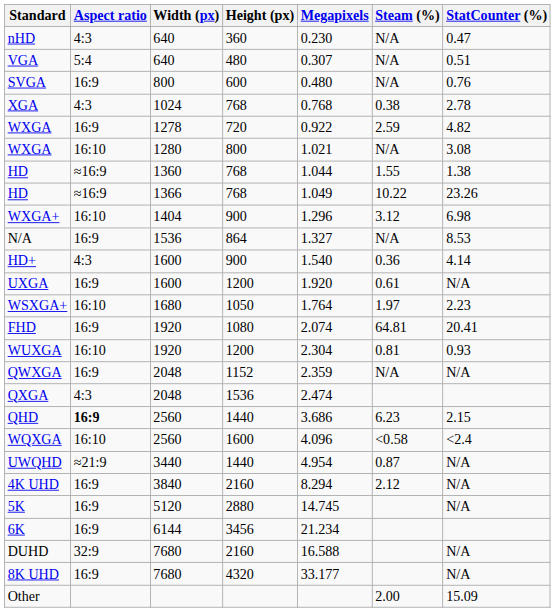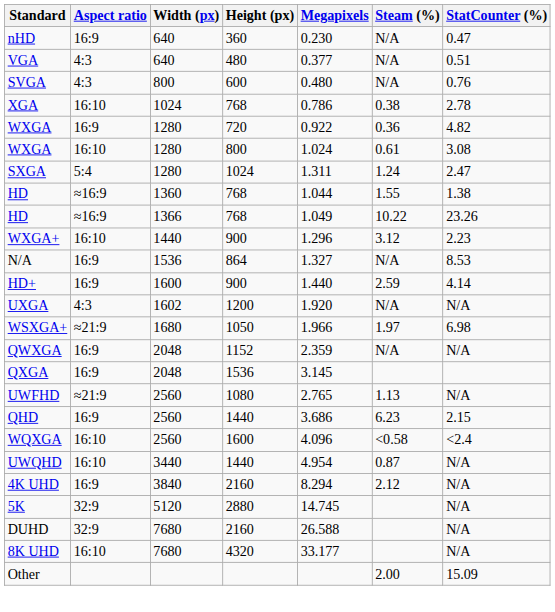(83, 37) 4:3 -> (86, 37) 16:9
(83, 60) 5:4 -> (83, 60) 4:3
(316, 60) 0.307 -> (316, 60) 0.377
(86, 82) 16:9 -> (83, 82) 4:3
(83, 104) 4:3 -> (90, 104) 16:10
(316, 104) 0.768 -> (316, 104) 0.786
(167, 127) 1278 -> (167, 127) 1280
(388, 127) 2.59 -> (388, 127) 0.36
(316, 149) 1.021 -> (316, 149) 1.024
(387, 149) N/A -> (388, 149) 0.61
+ row: (27, 171)
(167, 216) 1404 -> (167, 238) 1440
(459, 216) 6.98 -> (459, 238) 2.23
(83, 261) 4:3 -> (86, 283) 16:9
(316, 261) 1.540 -> (316, 283) 1.440
(388, 261) 0.36 -> (388, 283) 2.59
(86, 283) 16:9 -> (83, 305) 4:3
(167, 283) 1600 -> (167, 305) 1602
(388, 283) 0.61 -> (387, 305) N/A
(90, 305) 16:10 -> (90, 328) ≈21:9
(316, 305) 1.764 -> (316, 328) 1.966
(459, 305) 2.23 -> (459, 328) 6.98
- row: (22, 328)
- row: (35, 350)
(83, 395) 4:3 -> (86, 372) 16:9
(316, 395) 2.474 -> (316, 372) 3.145
+ row: (34, 395)
(87, 417) bold -> (86, 417) normal
(90, 462) ≈21:9 -> (90, 462) 16:10
(86, 506) 16:9 -> (86, 506) 32:9
- row: (16, 529)
(320, 551) 16.588 -> (320, 529) 26.588
(86, 573) 16:9 -> (90, 551) 16:10
